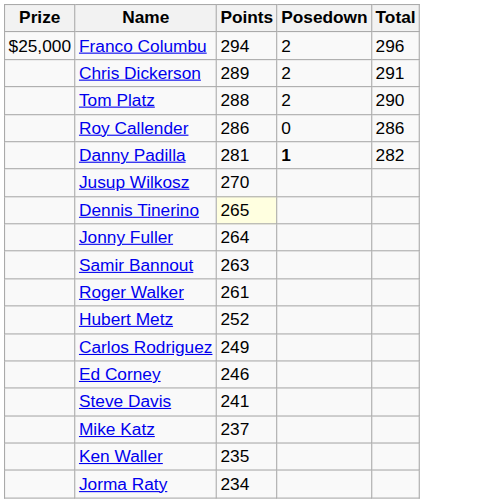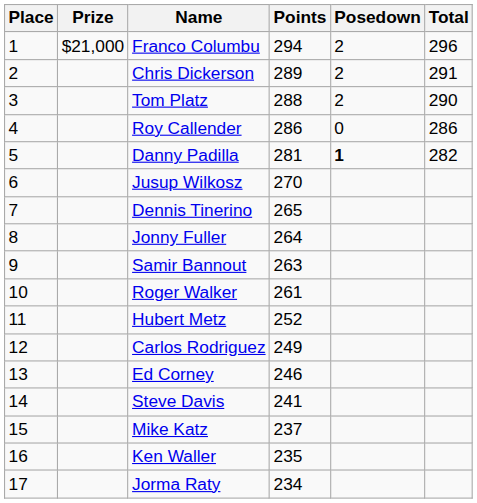+ column: (31, 18)
(40, 45) $25,000 -> (93, 45) $21,000
(235, 210) lightyellow background -> (288, 210) no background
